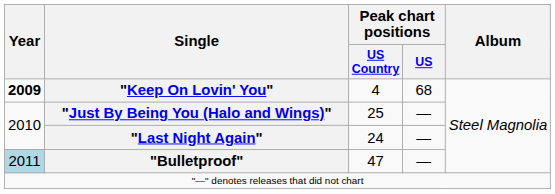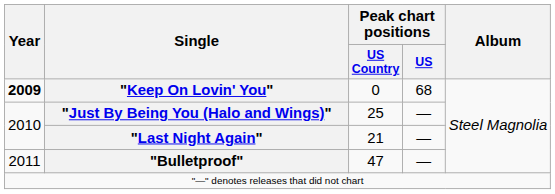(376, 90) 4 -> (376, 90) 0
(376, 137) 24 -> (376, 137) 21
(24, 161) lightblue background -> (24, 161) no background
